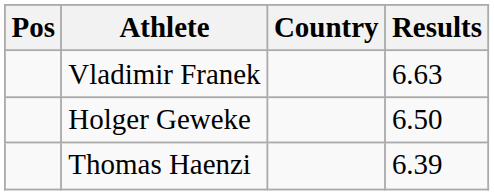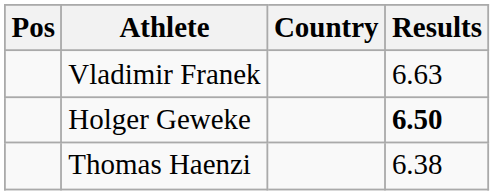(417, 119) normal -> (417, 119) bold
(417, 165) 6.39 -> (417, 165) 6.38
